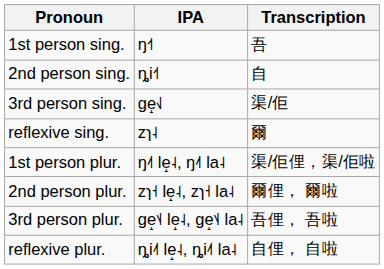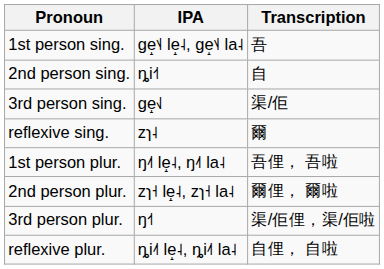(146, 45) ŋ˧˦ -> (191, 45) ɡe̝˦˨ le̝˨, ɡe̝˦˨ la˨
(313, 161) 渠/佢俚，渠/佢啦 -> (295, 161) 吾俚， 吾啦
(191, 220) ɡe̝˦˨ le̝˨, ɡe̝˦˨ la˨ -> (146, 220) ŋ˧˦
(295, 220) 吾俚， 吾啦 -> (313, 220) 渠/佢俚，渠/佢啦
